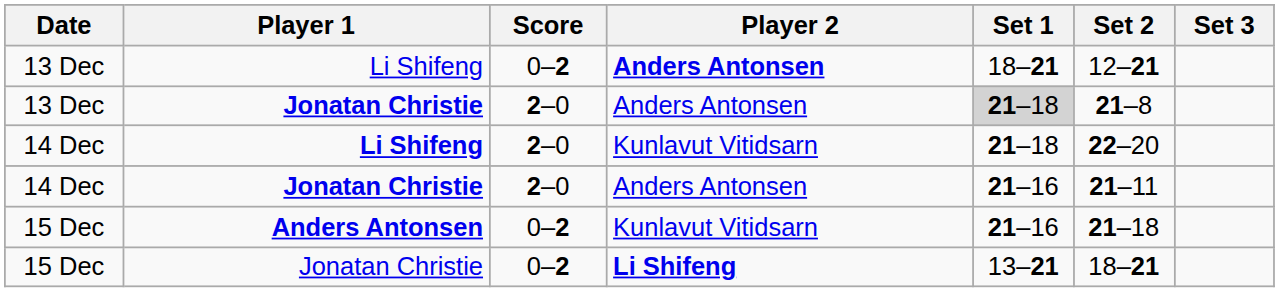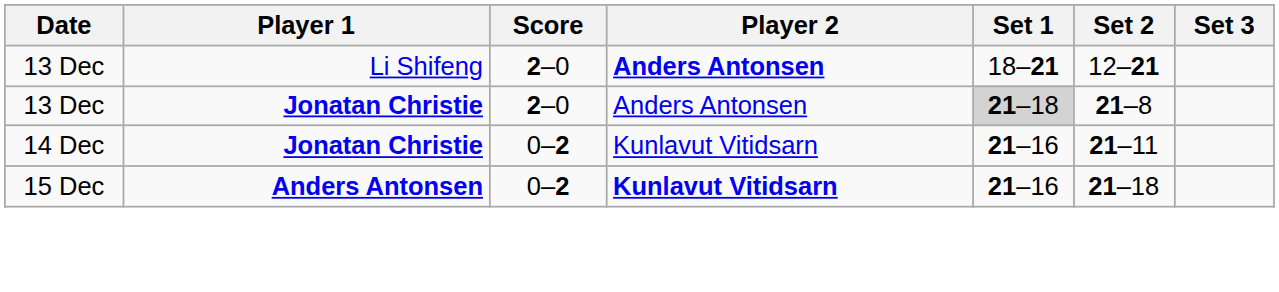(548, 66) 0–2 -> (548, 66) 2–0
- row: (64, 146)
(548, 186) 2–0 -> (548, 146) 0–2
(710, 186) Anders Antonsen -> (716, 146) Kunlavut Vitidsarn
(716, 227) normal -> (725, 186) bold
- row: (64, 267)
